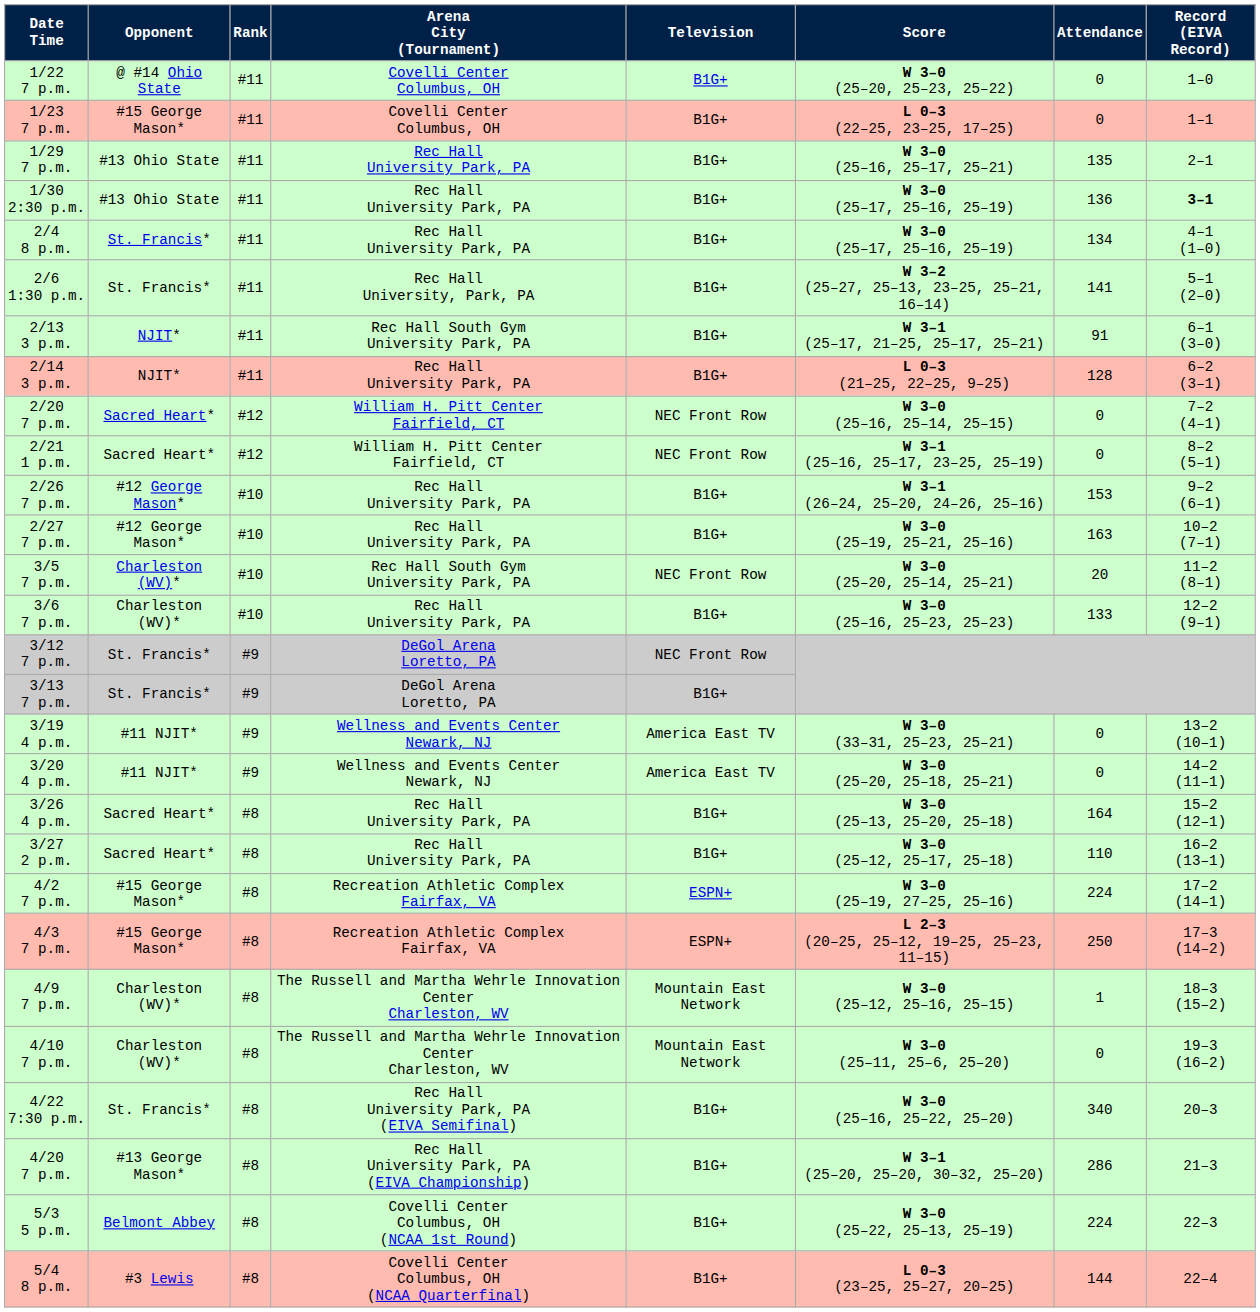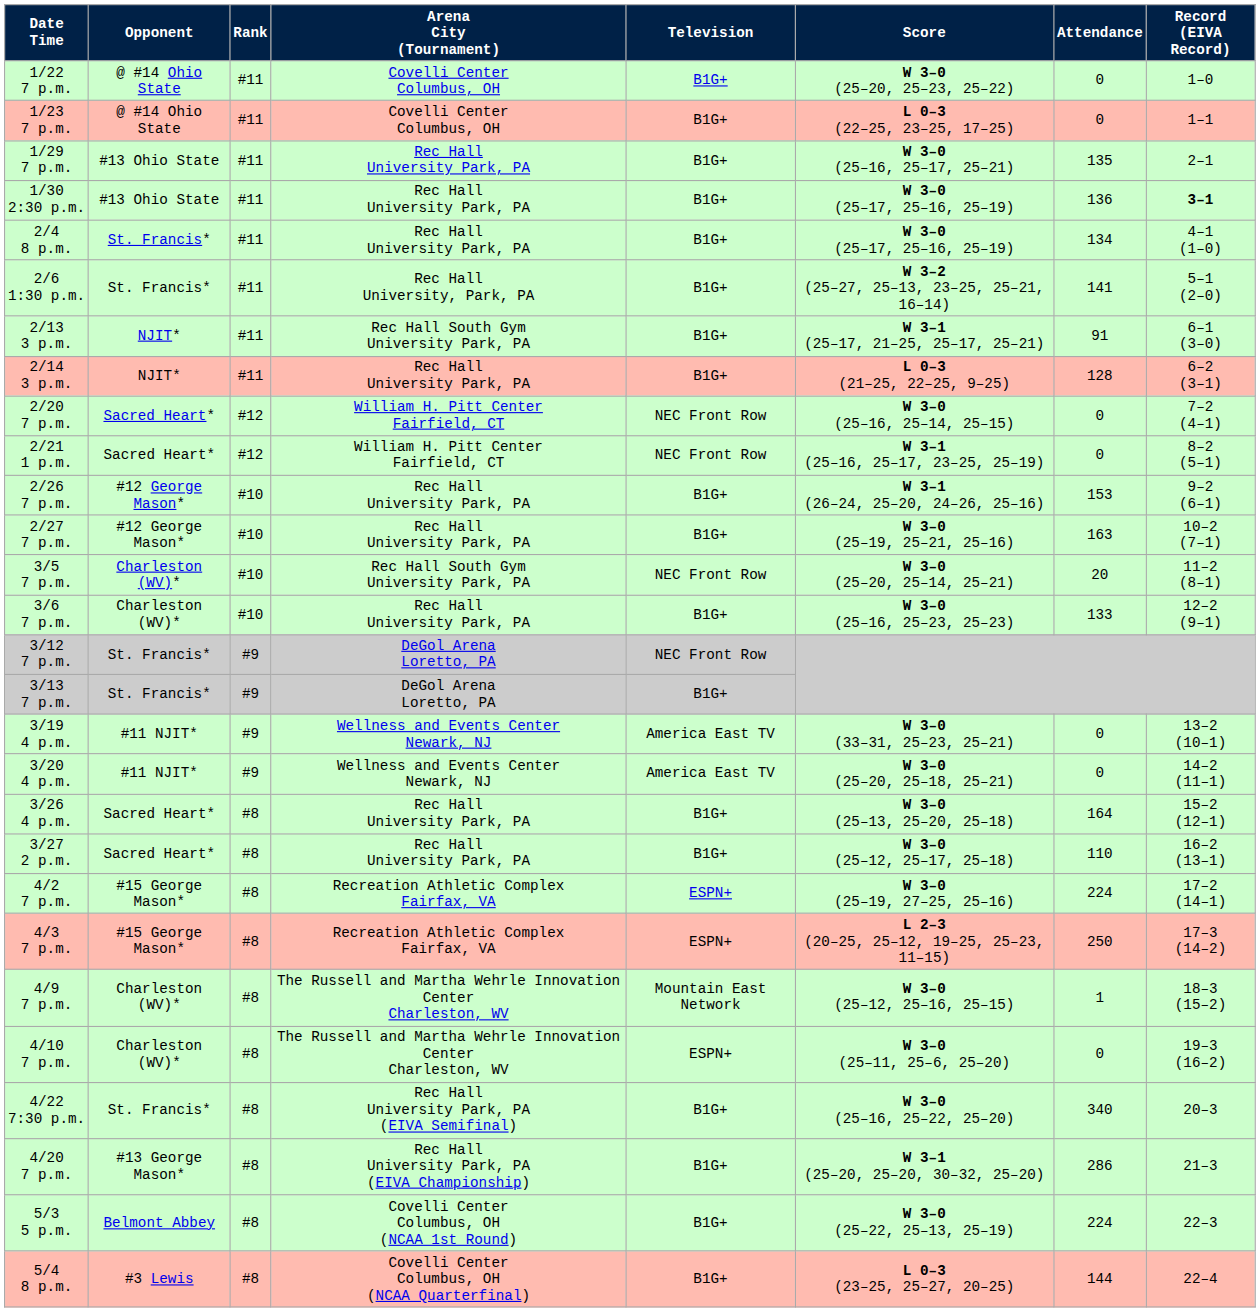(159, 121) #15 George Mason* -> (159, 121) @ #14 Ohio State
(711, 1054) Mountain East Network -> (711, 1054) ESPN+
